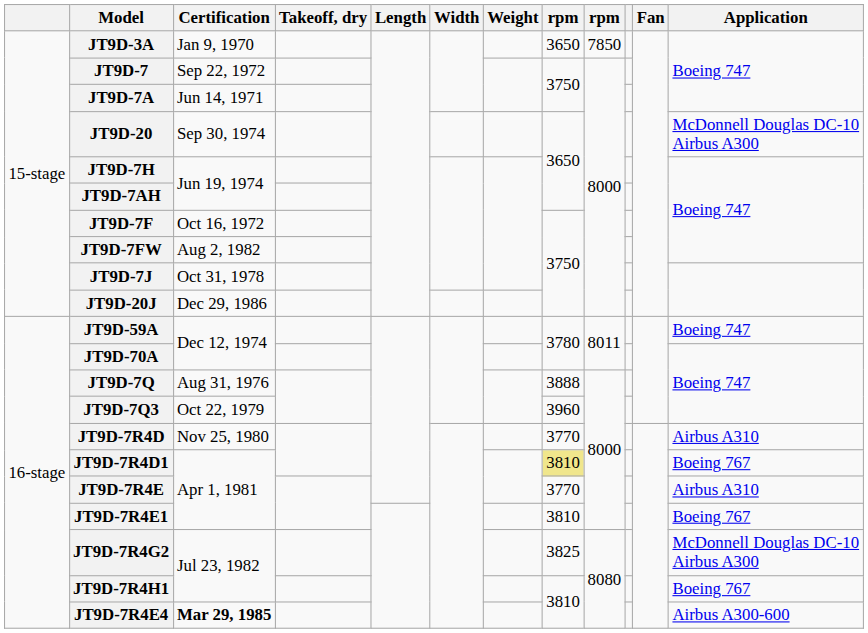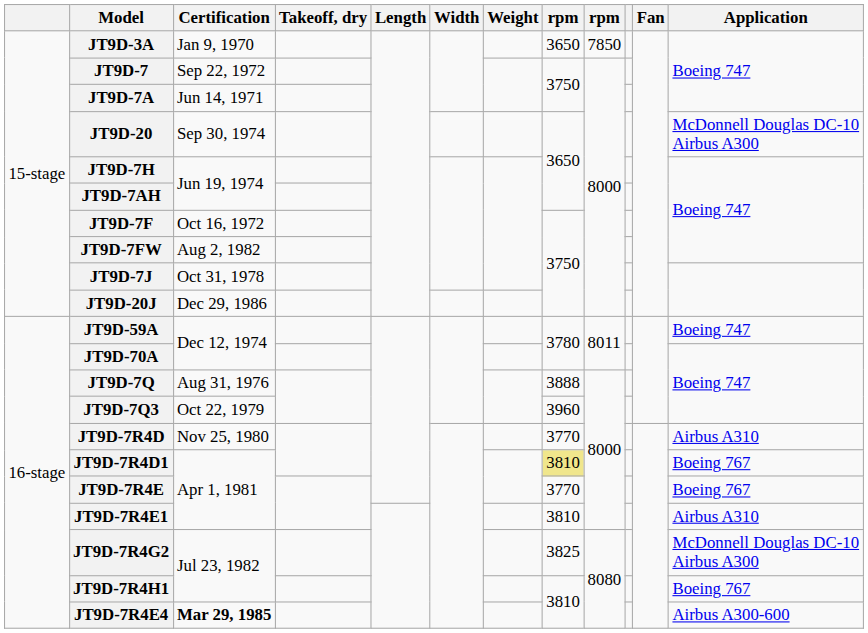(716, 489) Airbus A310 -> (711, 489) Boeing 767
(711, 516) Boeing 767 -> (716, 516) Airbus A310
